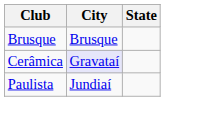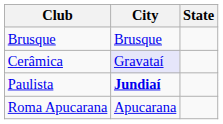(90, 84) normal -> (137, 84) bold
+ row: (58, 107)
